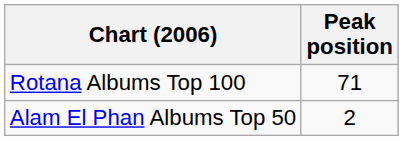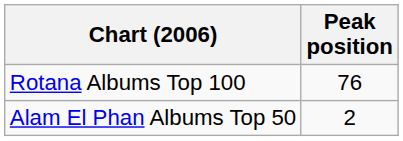(350, 82) 71 -> (350, 82) 76
